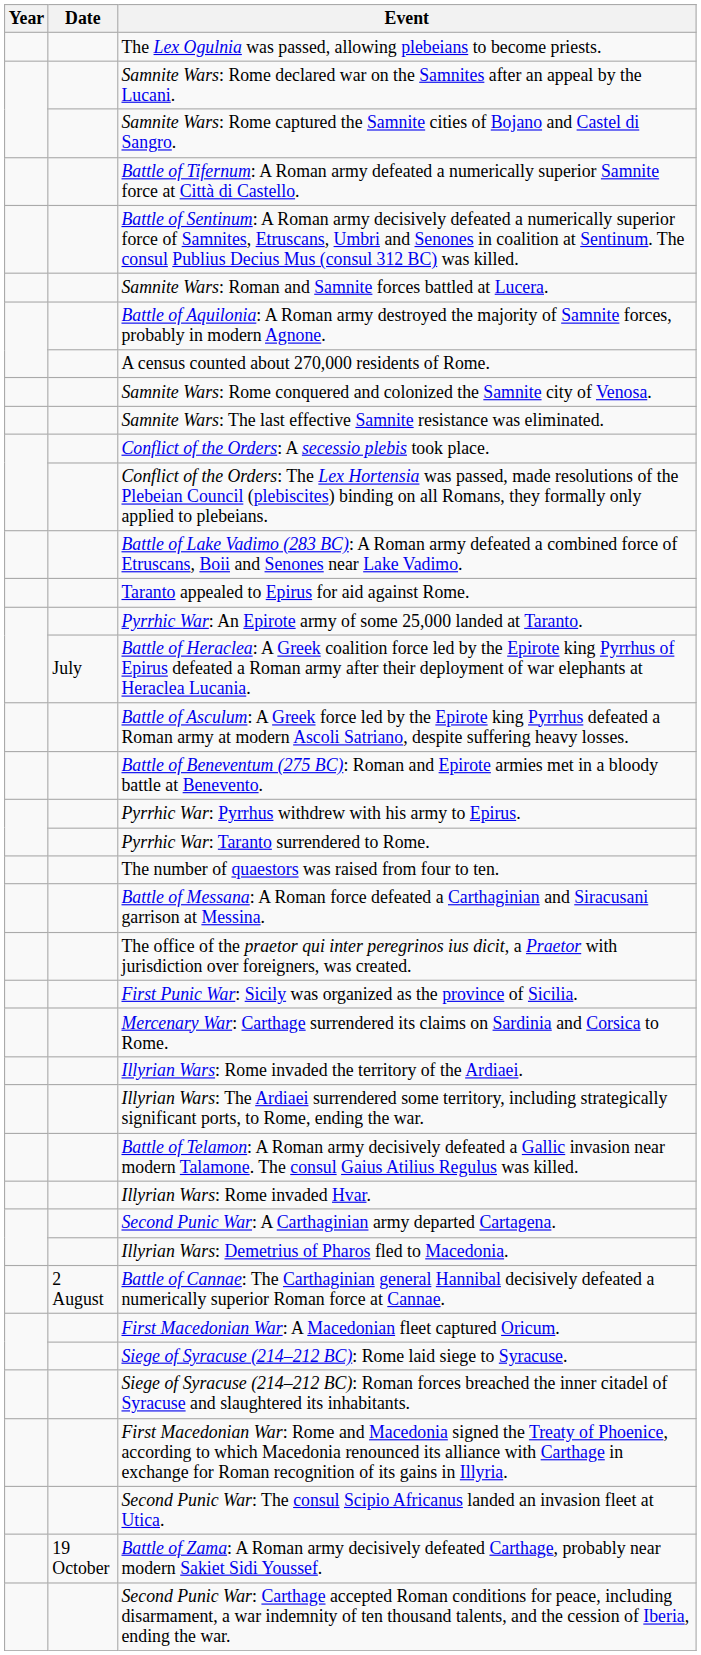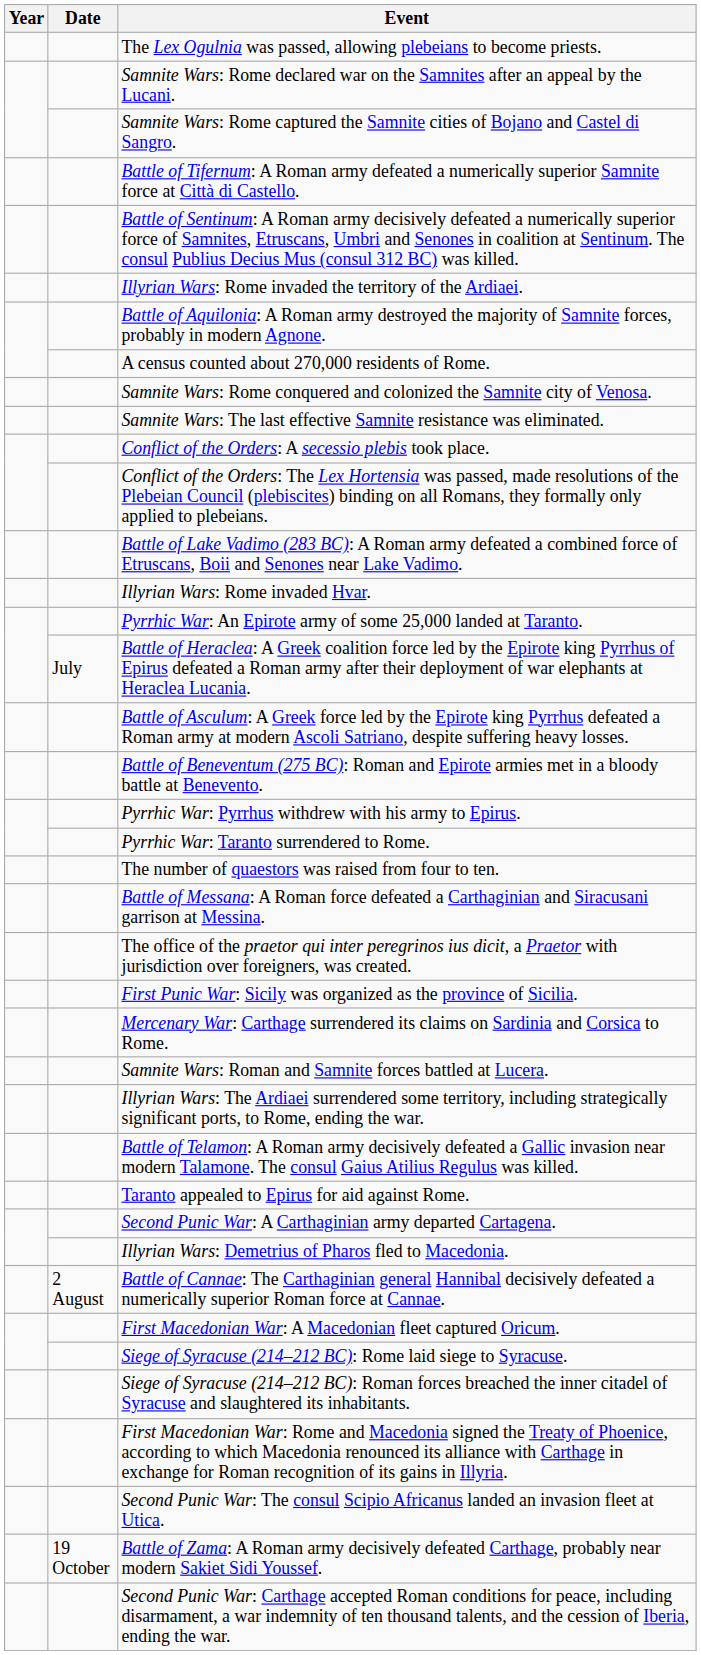rows swapped: (335, 287) <-> (322, 1070)
rows swapped: (295, 592) <-> (246, 1195)
